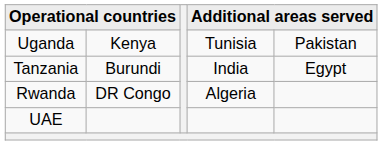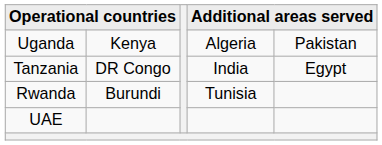(231, 43) Tunisia -> (231, 43) Algeria
(133, 68) Burundi -> (133, 68) DR Congo
(133, 94) DR Congo -> (133, 94) Burundi
(231, 94) Algeria -> (231, 94) Tunisia
